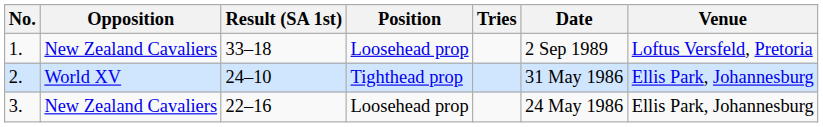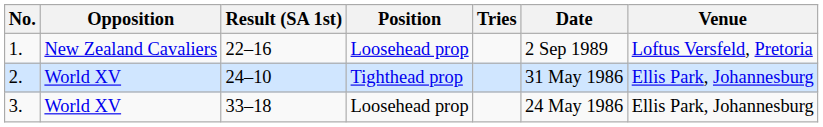(249, 48) 33–18 -> (249, 48) 22–16
(131, 106) New Zealand Cavaliers -> (83, 106) World XV
(249, 106) 22–16 -> (249, 106) 33–18
